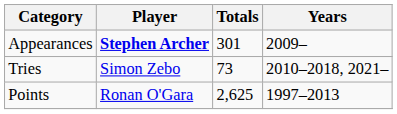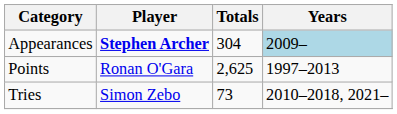(229, 43) 301 -> (229, 43) 304
(286, 43) no background -> (286, 43) lightblue background
rows swapped: (29, 95) <-> (25, 69)
